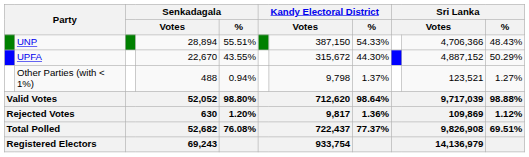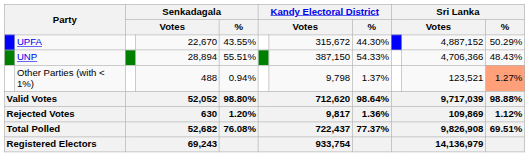rows swapped: (27, 42) <-> (29, 57)
(509, 78) no background -> (509, 78) lightsalmon background
